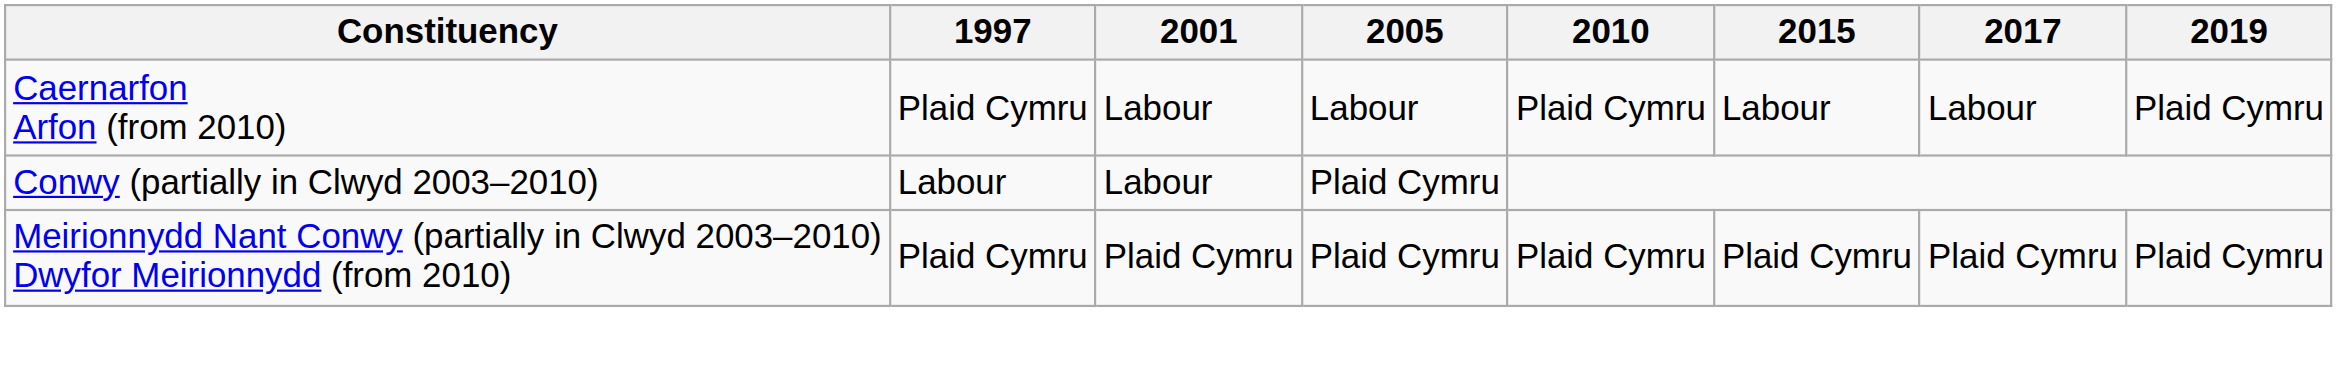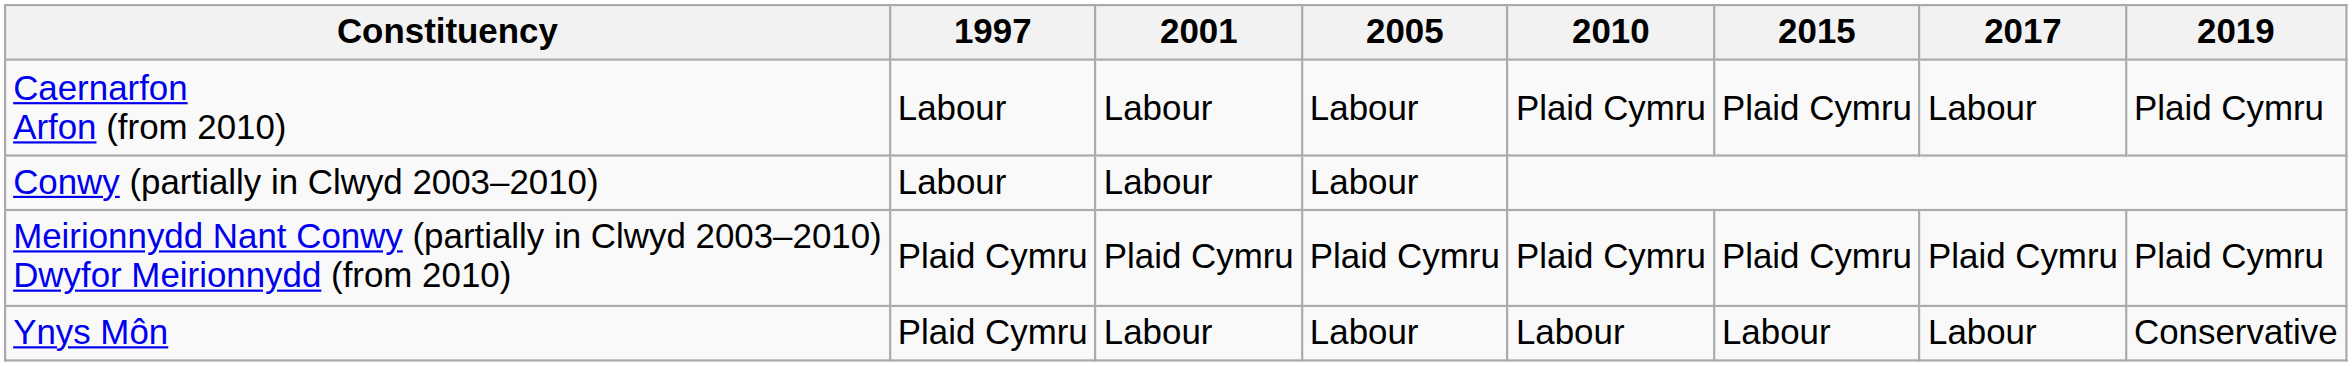(993, 107) Plaid Cymru -> (952, 107) Labour
(1776, 107) Labour -> (1817, 107) Plaid Cymru
(1405, 182) Plaid Cymru -> (1364, 182) Labour
+ row: (91, 331)
